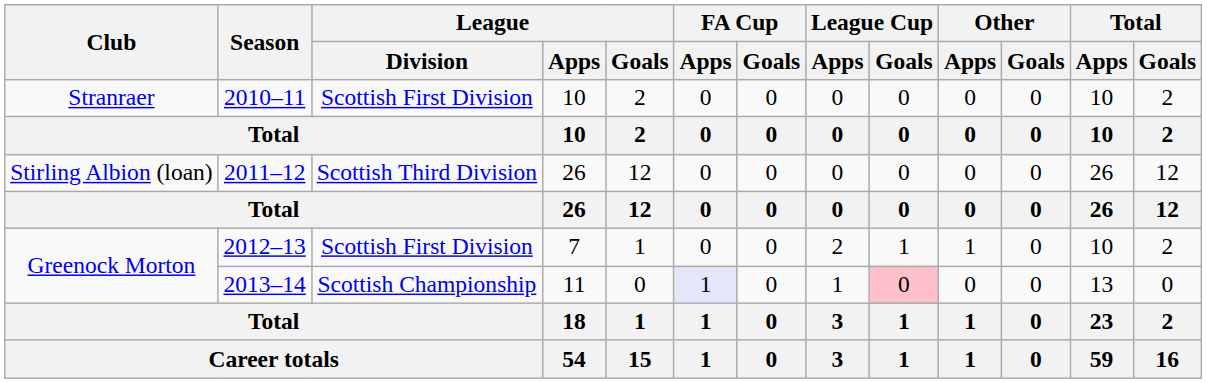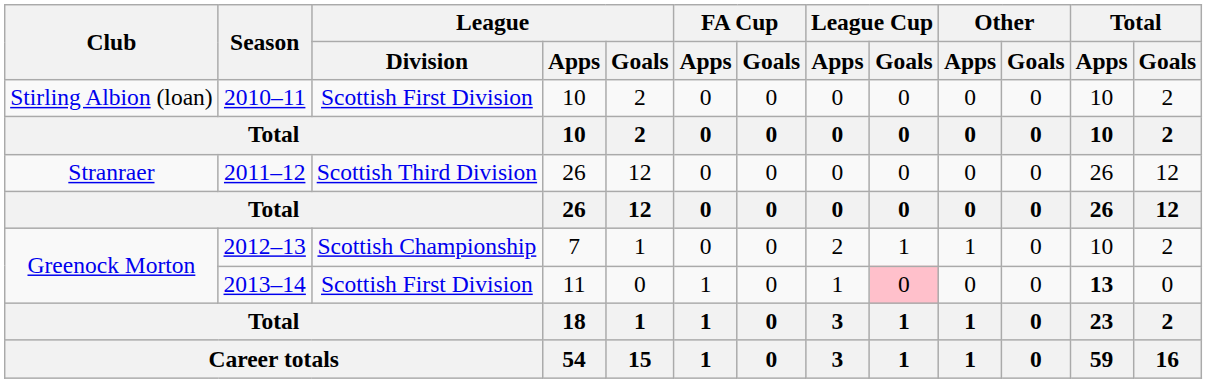(111, 97) Stranraer -> (111, 97) Stirling Albion (loan)
(111, 172) Stirling Albion (loan) -> (111, 172) Stranraer
(427, 246) Scottish First Division -> (427, 246) Scottish Championship
(427, 284) Scottish Championship -> (427, 284) Scottish First Division
(706, 284) lavender background -> (706, 284) no background
(1102, 284) normal -> (1102, 284) bold
